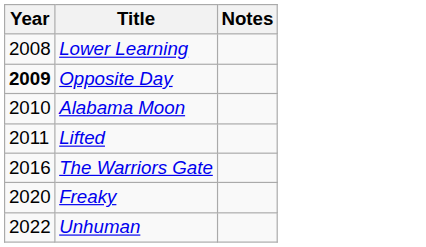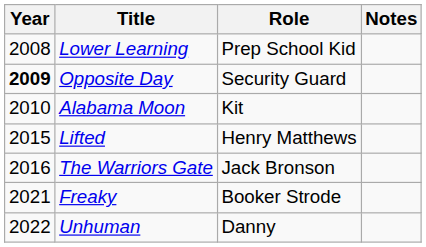+ column: (289, 19)
(29, 138) 2011 -> (30, 138) 2015
(30, 197) 2020 -> (30, 197) 2021
